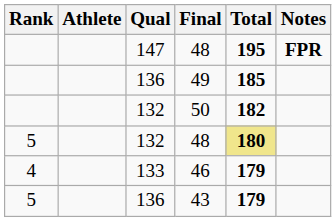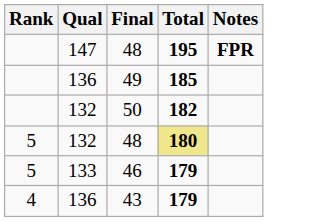- column: (92, 19)
(31, 170) 4 -> (31, 170) 5
(31, 200) 5 -> (31, 200) 4
